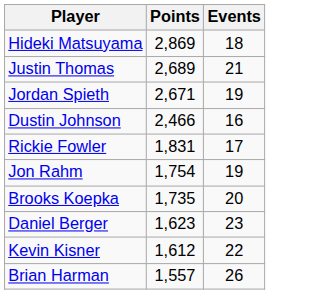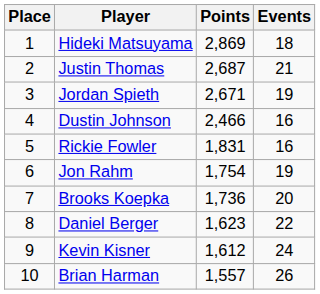+ column: (30, 17)
(175, 69) 2,689 -> (225, 69) 2,687
(234, 146) 17 -> (284, 146) 16
(175, 198) 1,735 -> (225, 198) 1,736
(234, 224) 23 -> (284, 224) 22
(234, 250) 22 -> (284, 250) 24
